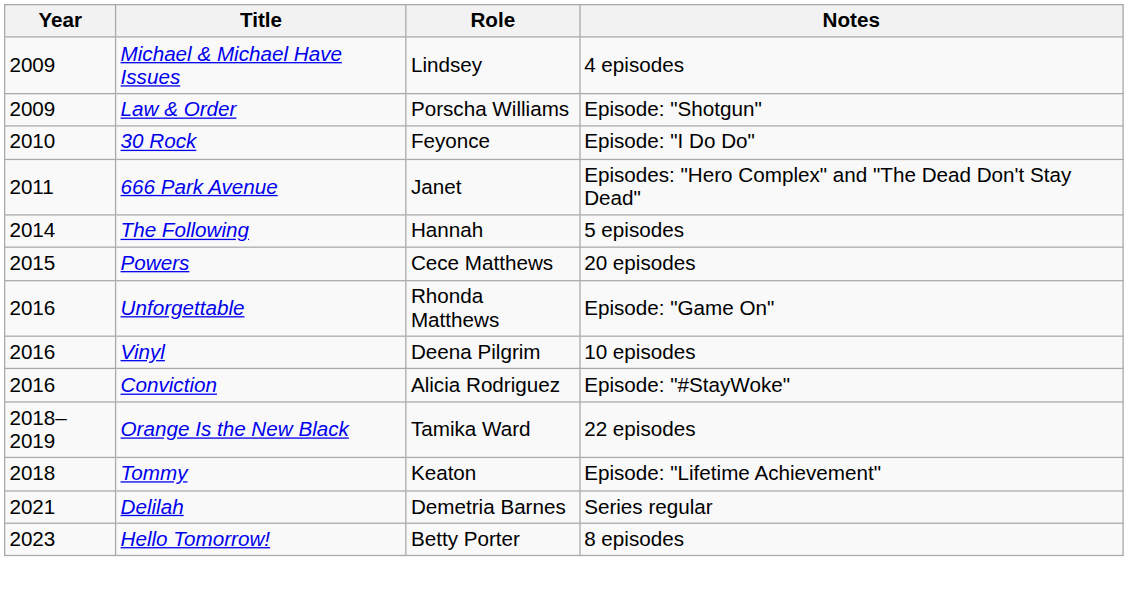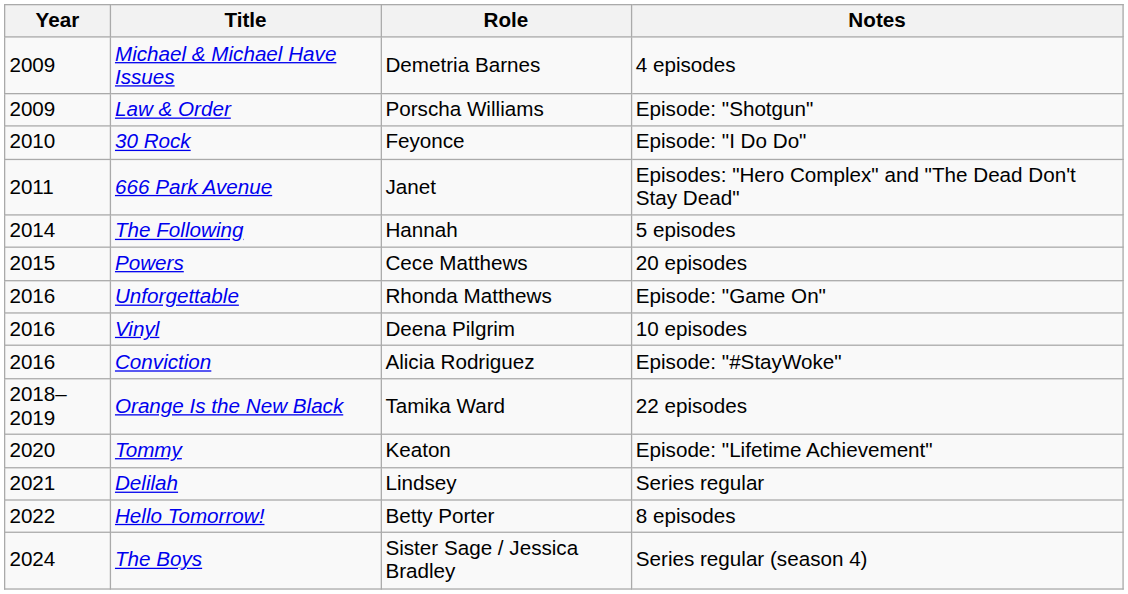(446, 65) Lindsey -> (463, 65) Demetria Barnes
(32, 473) 2018 -> (32, 450) 2020
(488, 506) Demetria Barnes -> (421, 483) Lindsey
(32, 539) 2023 -> (32, 516) 2022
+ row: (159, 560)
